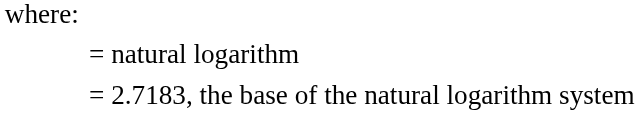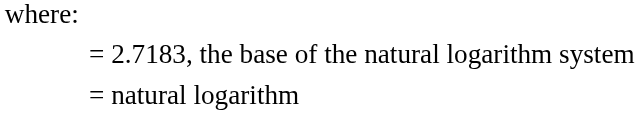rows swapped: (362, 95) <-> (194, 54)
